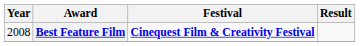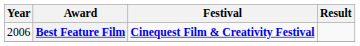(19, 32) 2008 -> (19, 32) 2006
